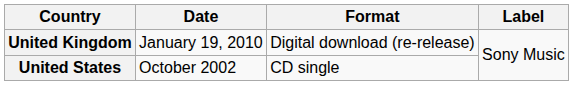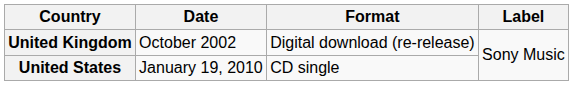(201, 42) January 19, 2010 -> (188, 42) October 2002
(188, 67) October 2002 -> (201, 67) January 19, 2010
